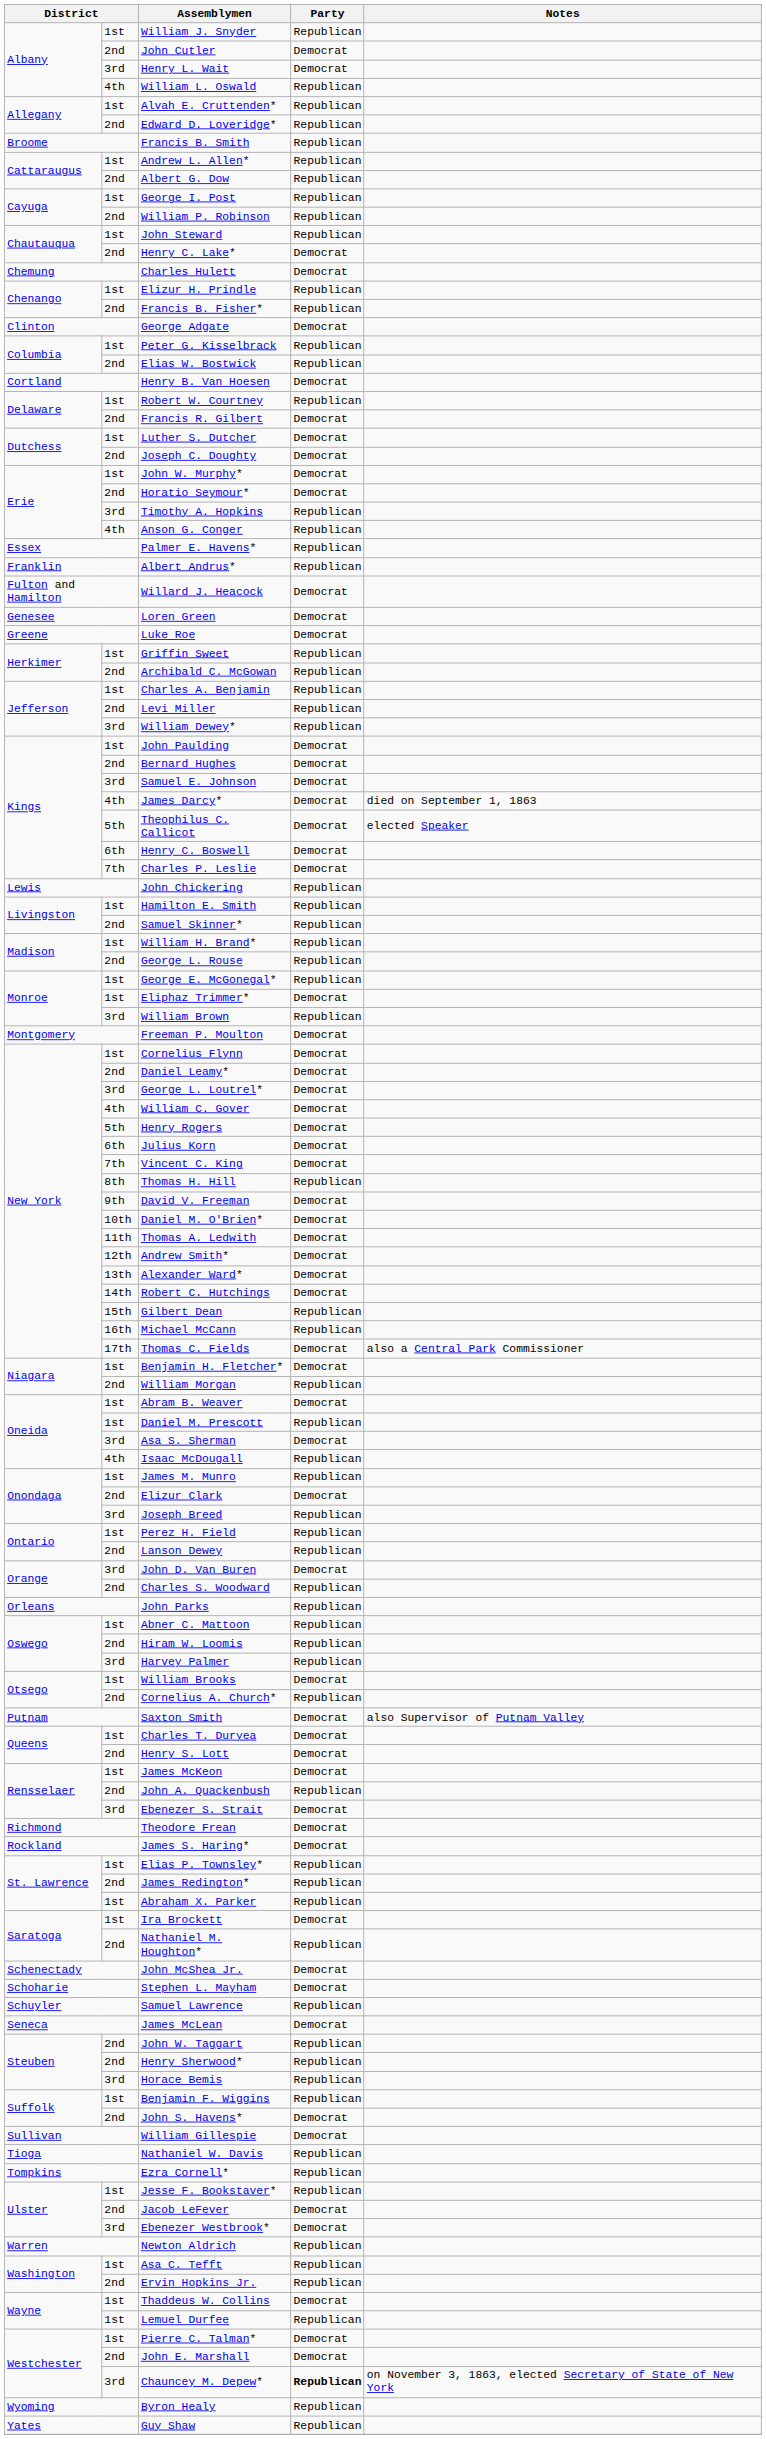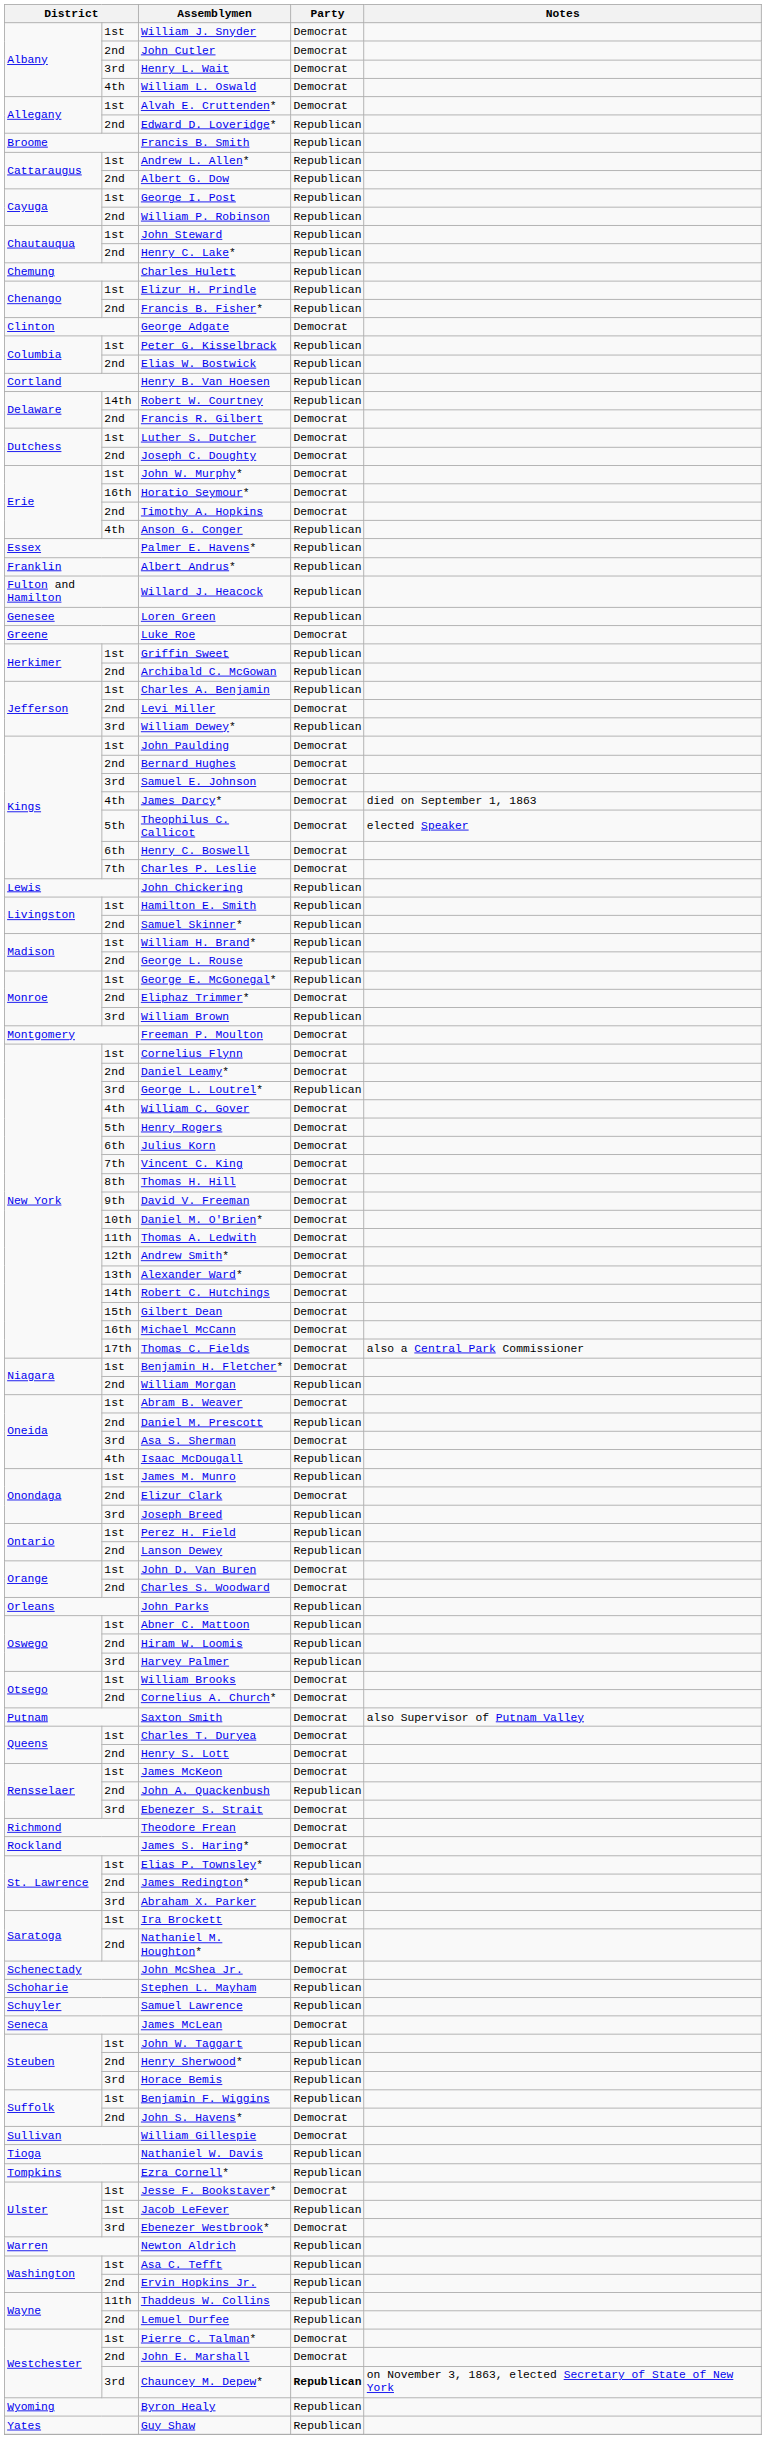(327, 32) Republican -> (321, 32) Democrat
(327, 87) Republican -> (321, 87) Democrat
(327, 106) Republican -> (321, 106) Democrat
(321, 253) Democrat -> (327, 253) Republican
(321, 272) Democrat -> (327, 272) Republican
(321, 382) Democrat -> (327, 382) Republican
(115, 401) 1st -> (118, 401) 14th
(115, 493) 2nd -> (118, 493) 16th
(115, 511) 3rd -> (115, 511) 2nd
(327, 511) Republican -> (321, 511) Democrat
(321, 592) Democrat -> (327, 592) Republican
(321, 617) Democrat -> (327, 617) Republican
(327, 709) Republican -> (321, 709) Democrat
(115, 998) 1st -> (115, 998) 2nd
(321, 1090) Democrat -> (327, 1090) Republican
(327, 1183) Republican -> (321, 1183) Democrat
(327, 1312) Republican -> (321, 1312) Democrat
(327, 1330) Republican -> (321, 1330) Democrat
(115, 1422) 1st -> (115, 1422) 2nd
(115, 1570) 3rd -> (115, 1570) 1st
(327, 1588) Republican -> (321, 1588) Democrat
(327, 1699) Republican -> (321, 1699) Democrat
(115, 1901) 1st -> (115, 1901) 3rd
(321, 1988) Democrat -> (327, 1988) Republican
(115, 2044) 2nd -> (115, 2044) 1st
(327, 2191) Republican -> (321, 2191) Democrat
(115, 2209) 2nd -> (115, 2209) 1st
(321, 2209) Democrat -> (327, 2209) Republican
(115, 2302) 1st -> (118, 2302) 11th
(321, 2302) Democrat -> (327, 2302) Republican
(115, 2320) 1st -> (115, 2320) 2nd
